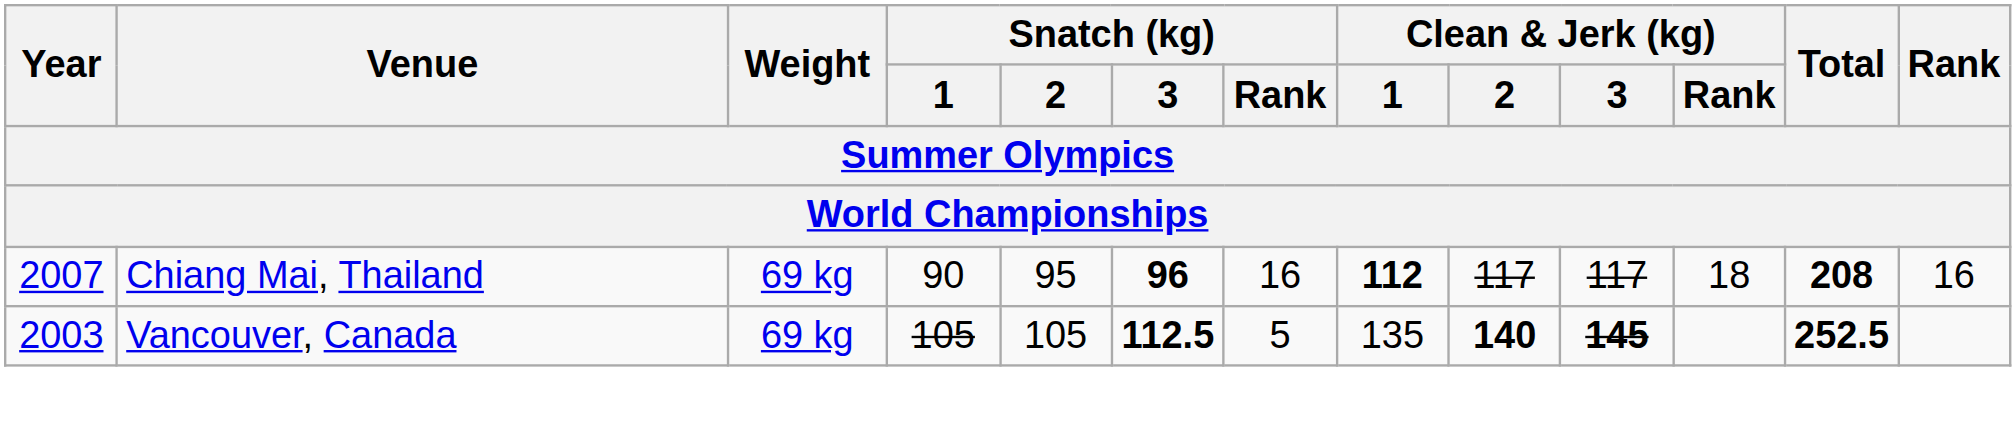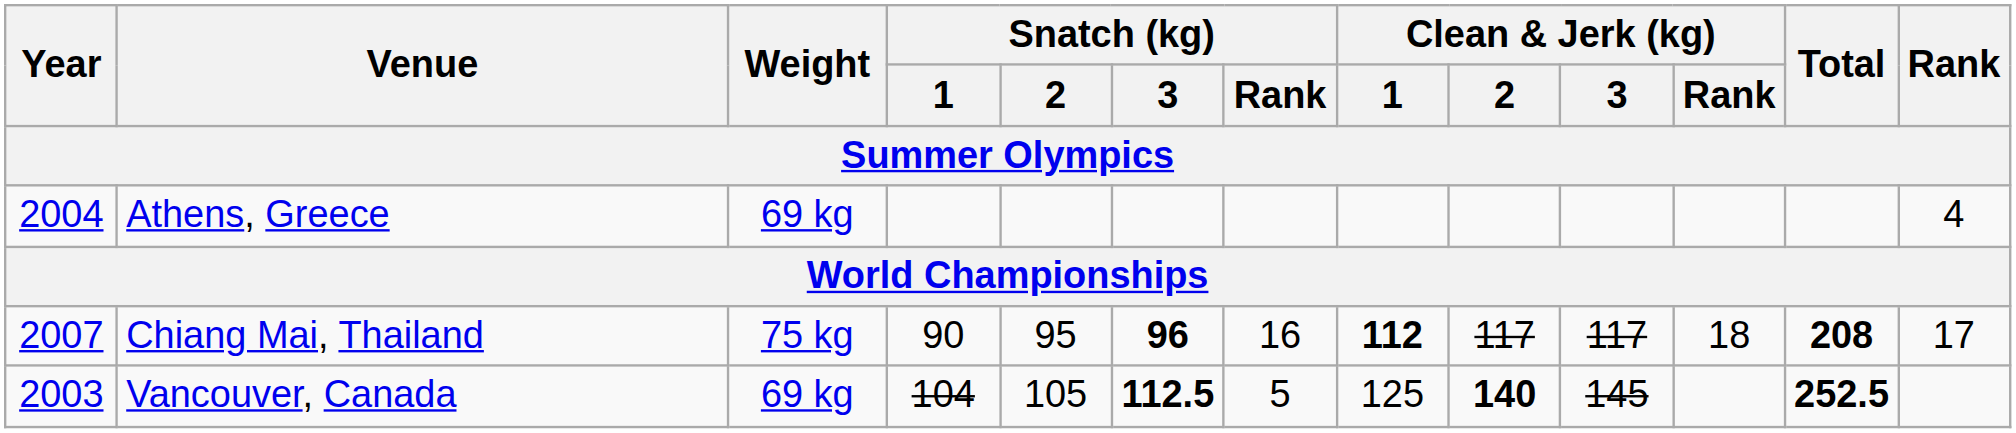+ row: (258, 214)
(807, 275) 69 kg -> (807, 335) 75 kg
(1954, 275) 16 -> (1954, 335) 17
(943, 335) 105 -> (943, 395) 104
(1392, 335) 135 -> (1392, 395) 125
(1617, 335) bold -> (1617, 395) normal
